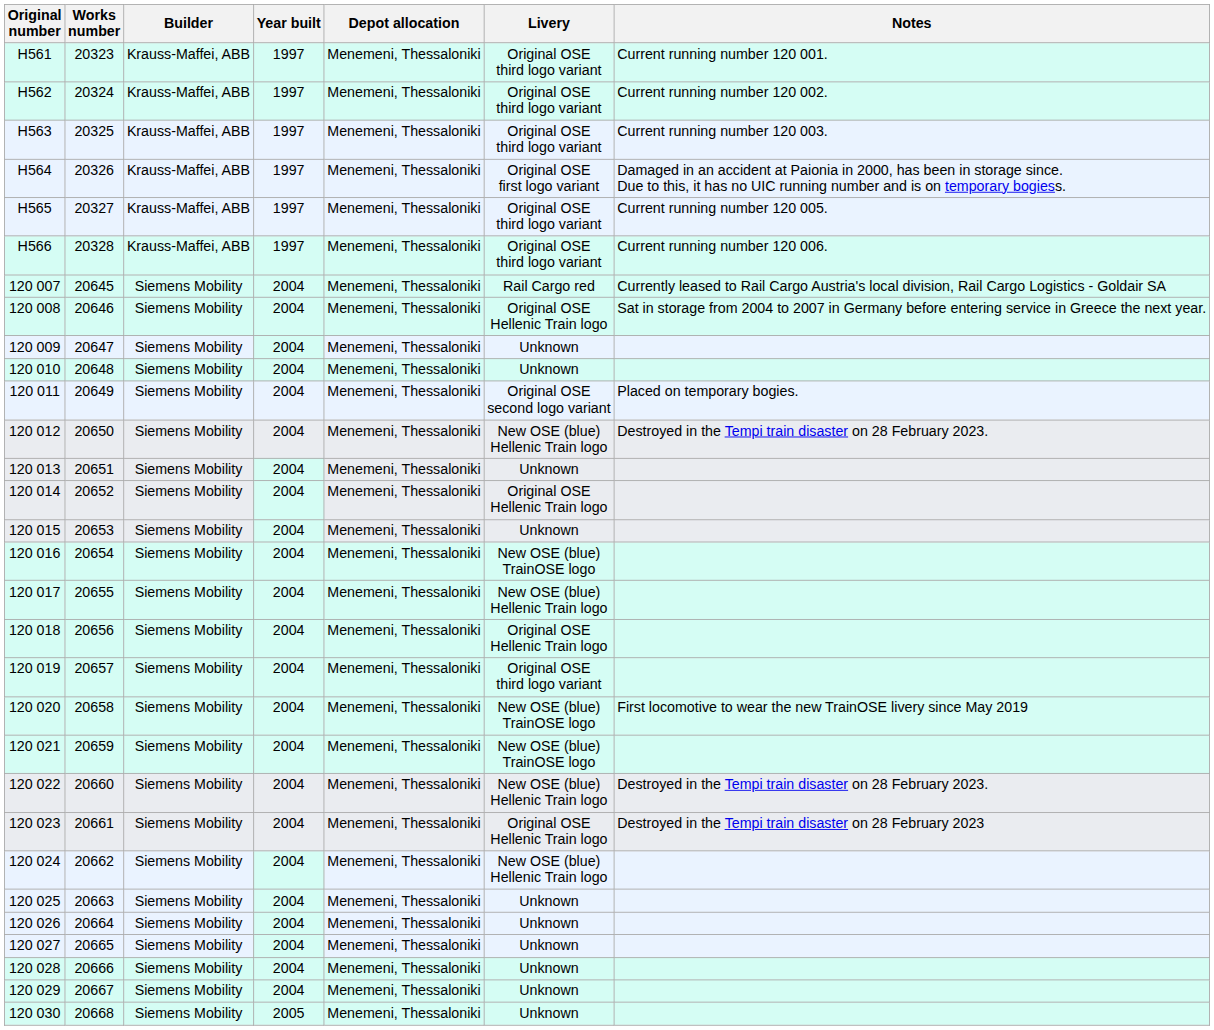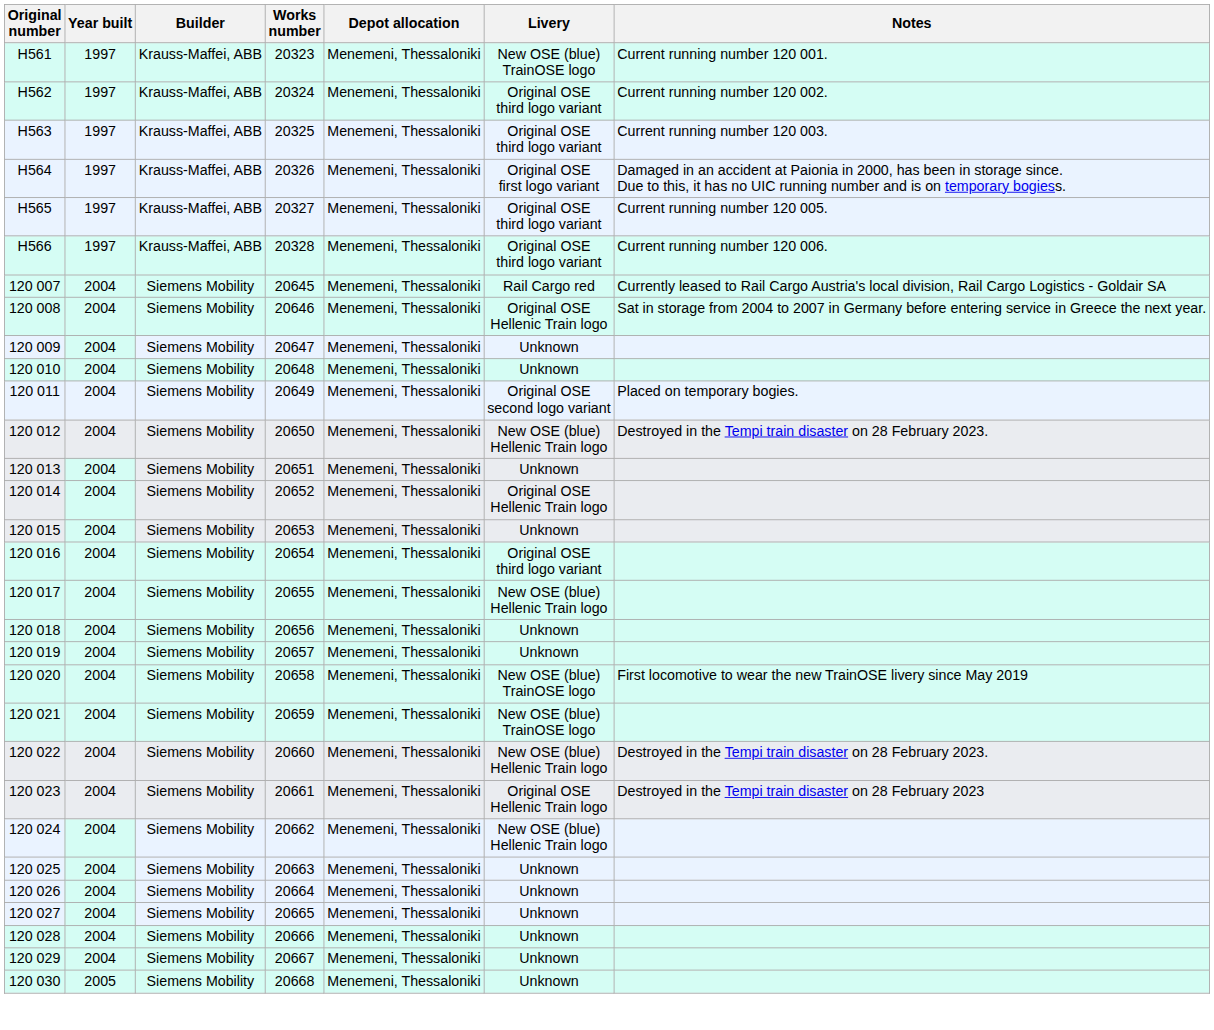columns swapped: (94, 23) <-> (289, 23)
(549, 62) Original OSE third logo variant -> (549, 62) New OSE (blue) TrainOSE logo
(549, 561) New OSE (blue) TrainOSE logo -> (549, 561) Original OSE third logo variant
(549, 638) Original OSE Hellenic Train logo -> (549, 630) Unknown
(549, 677) Original OSE third logo variant -> (549, 653) Unknown
